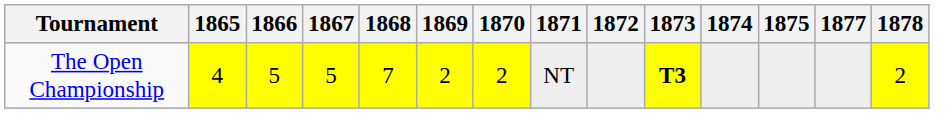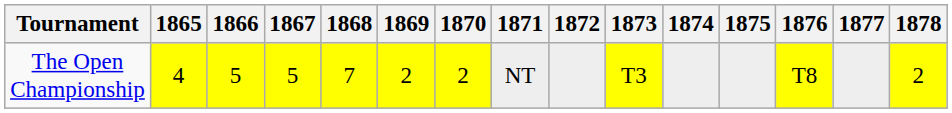+ column: (805, 23)
(673, 75) bold -> (634, 75) normal
